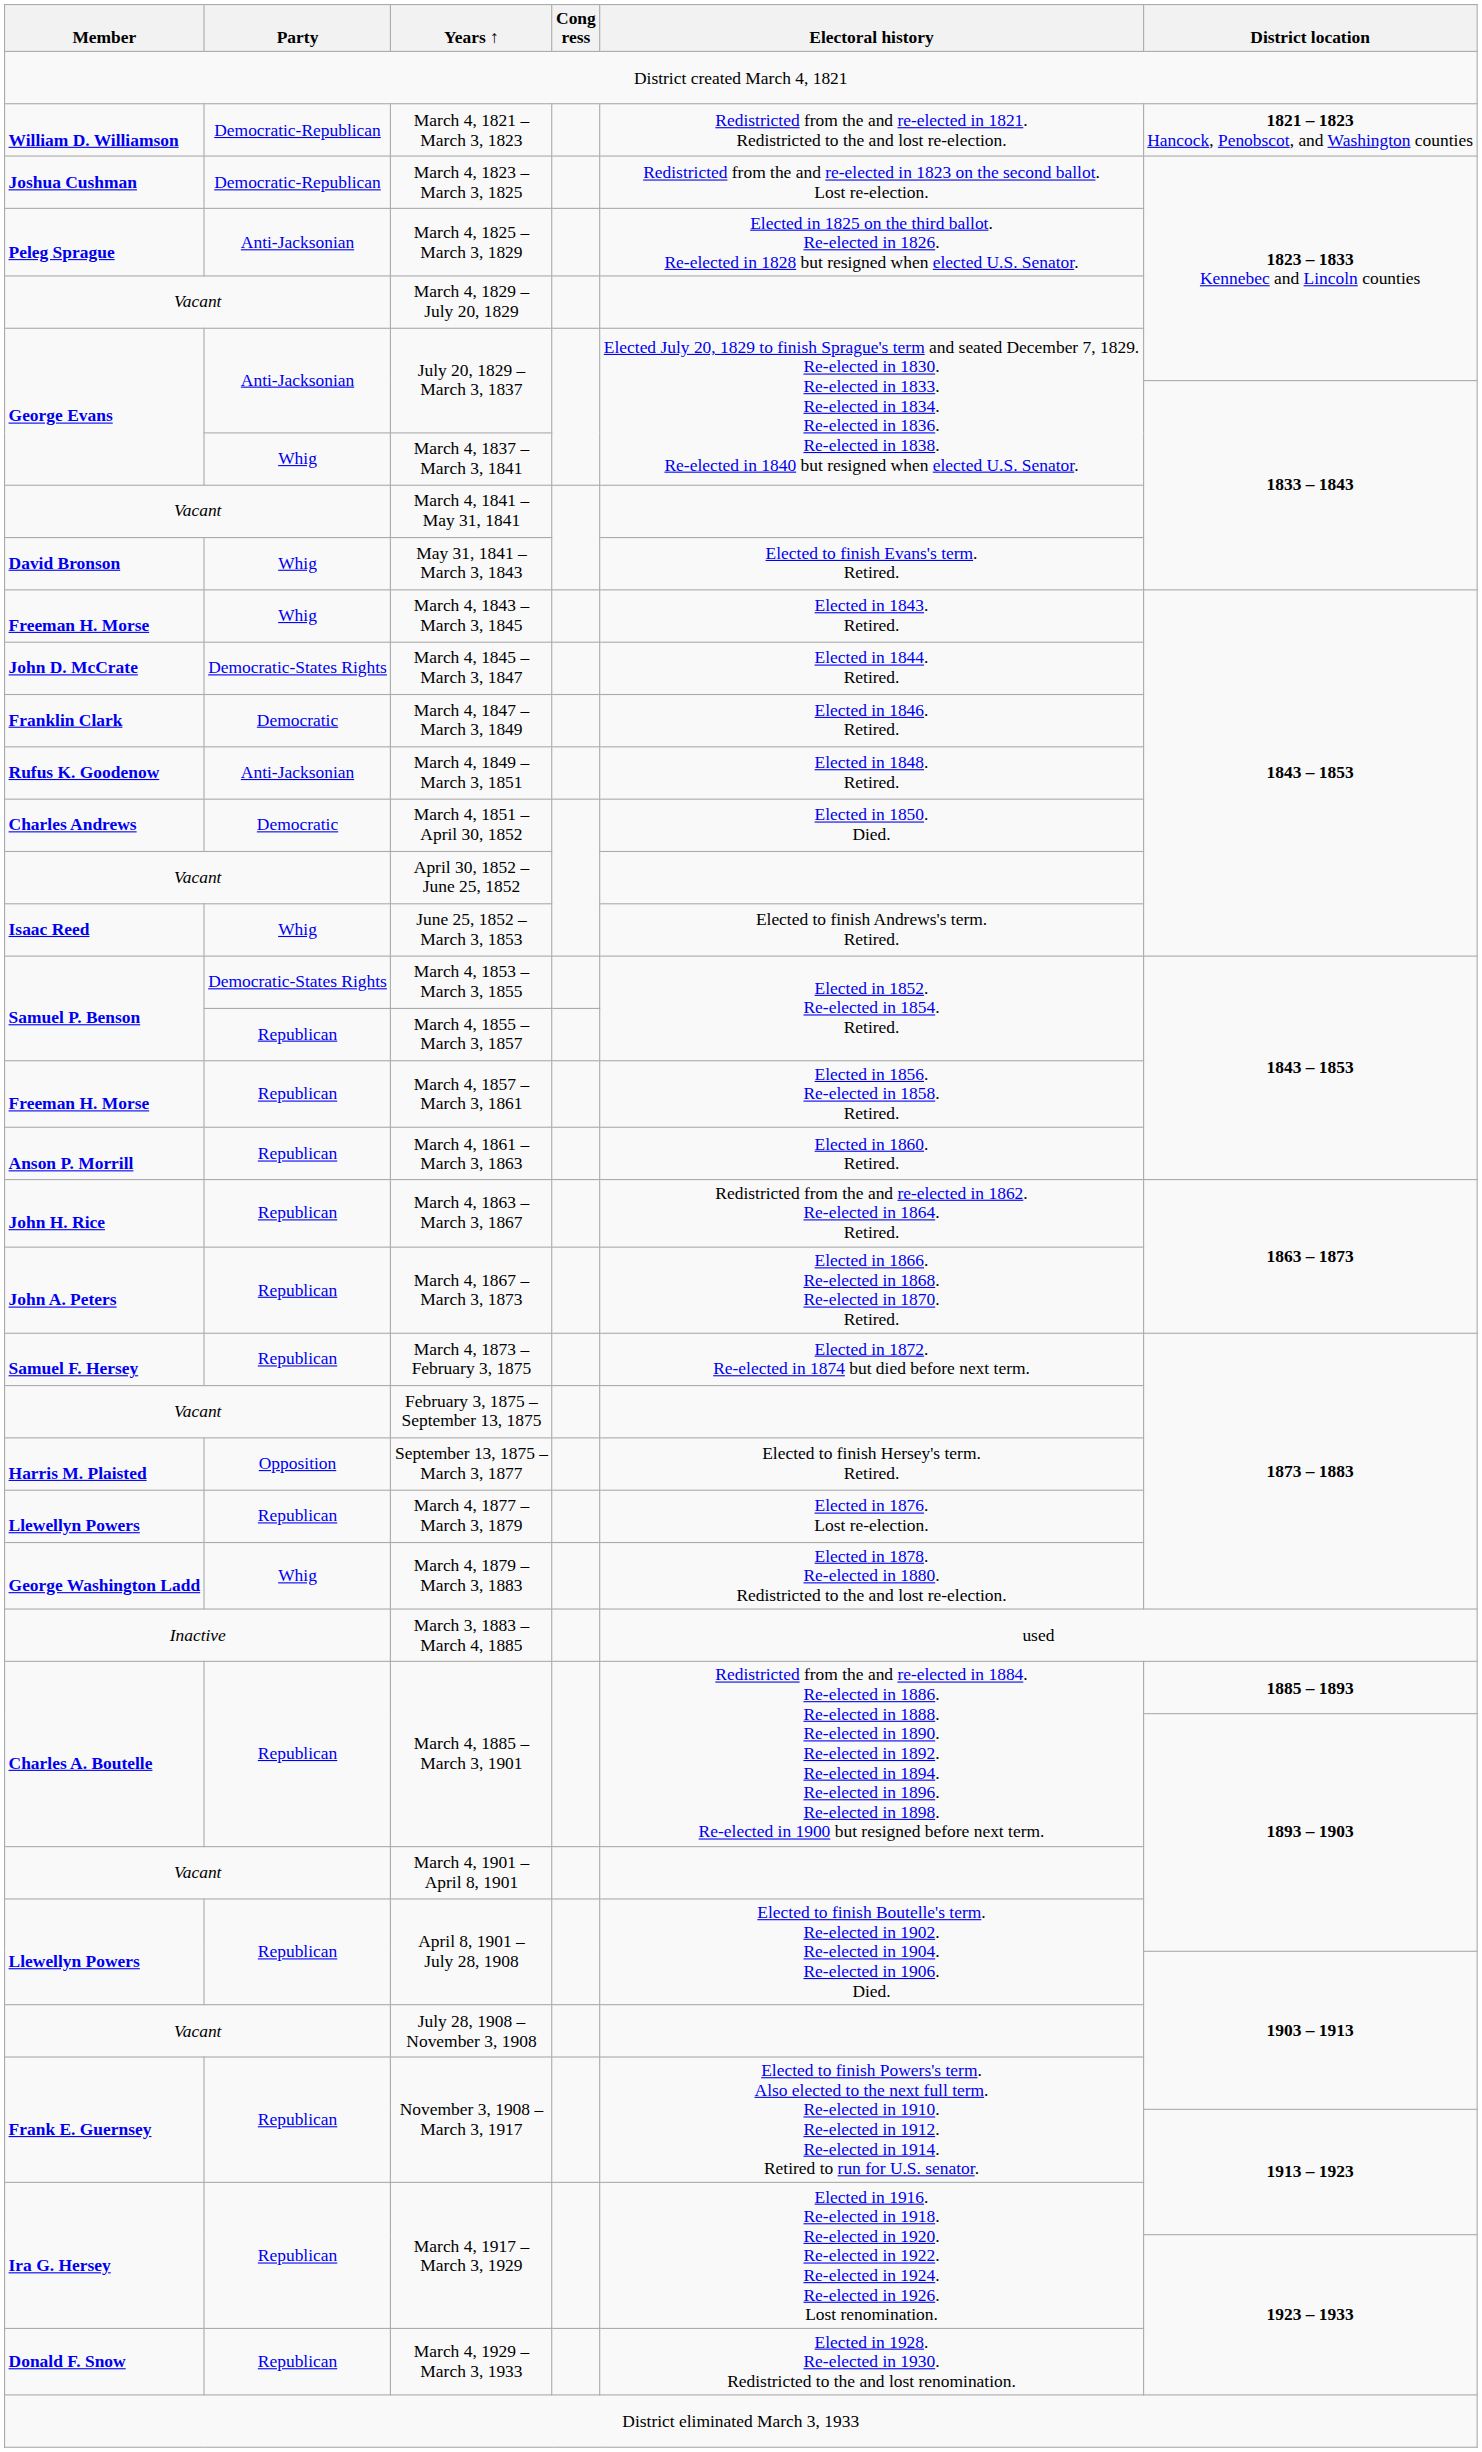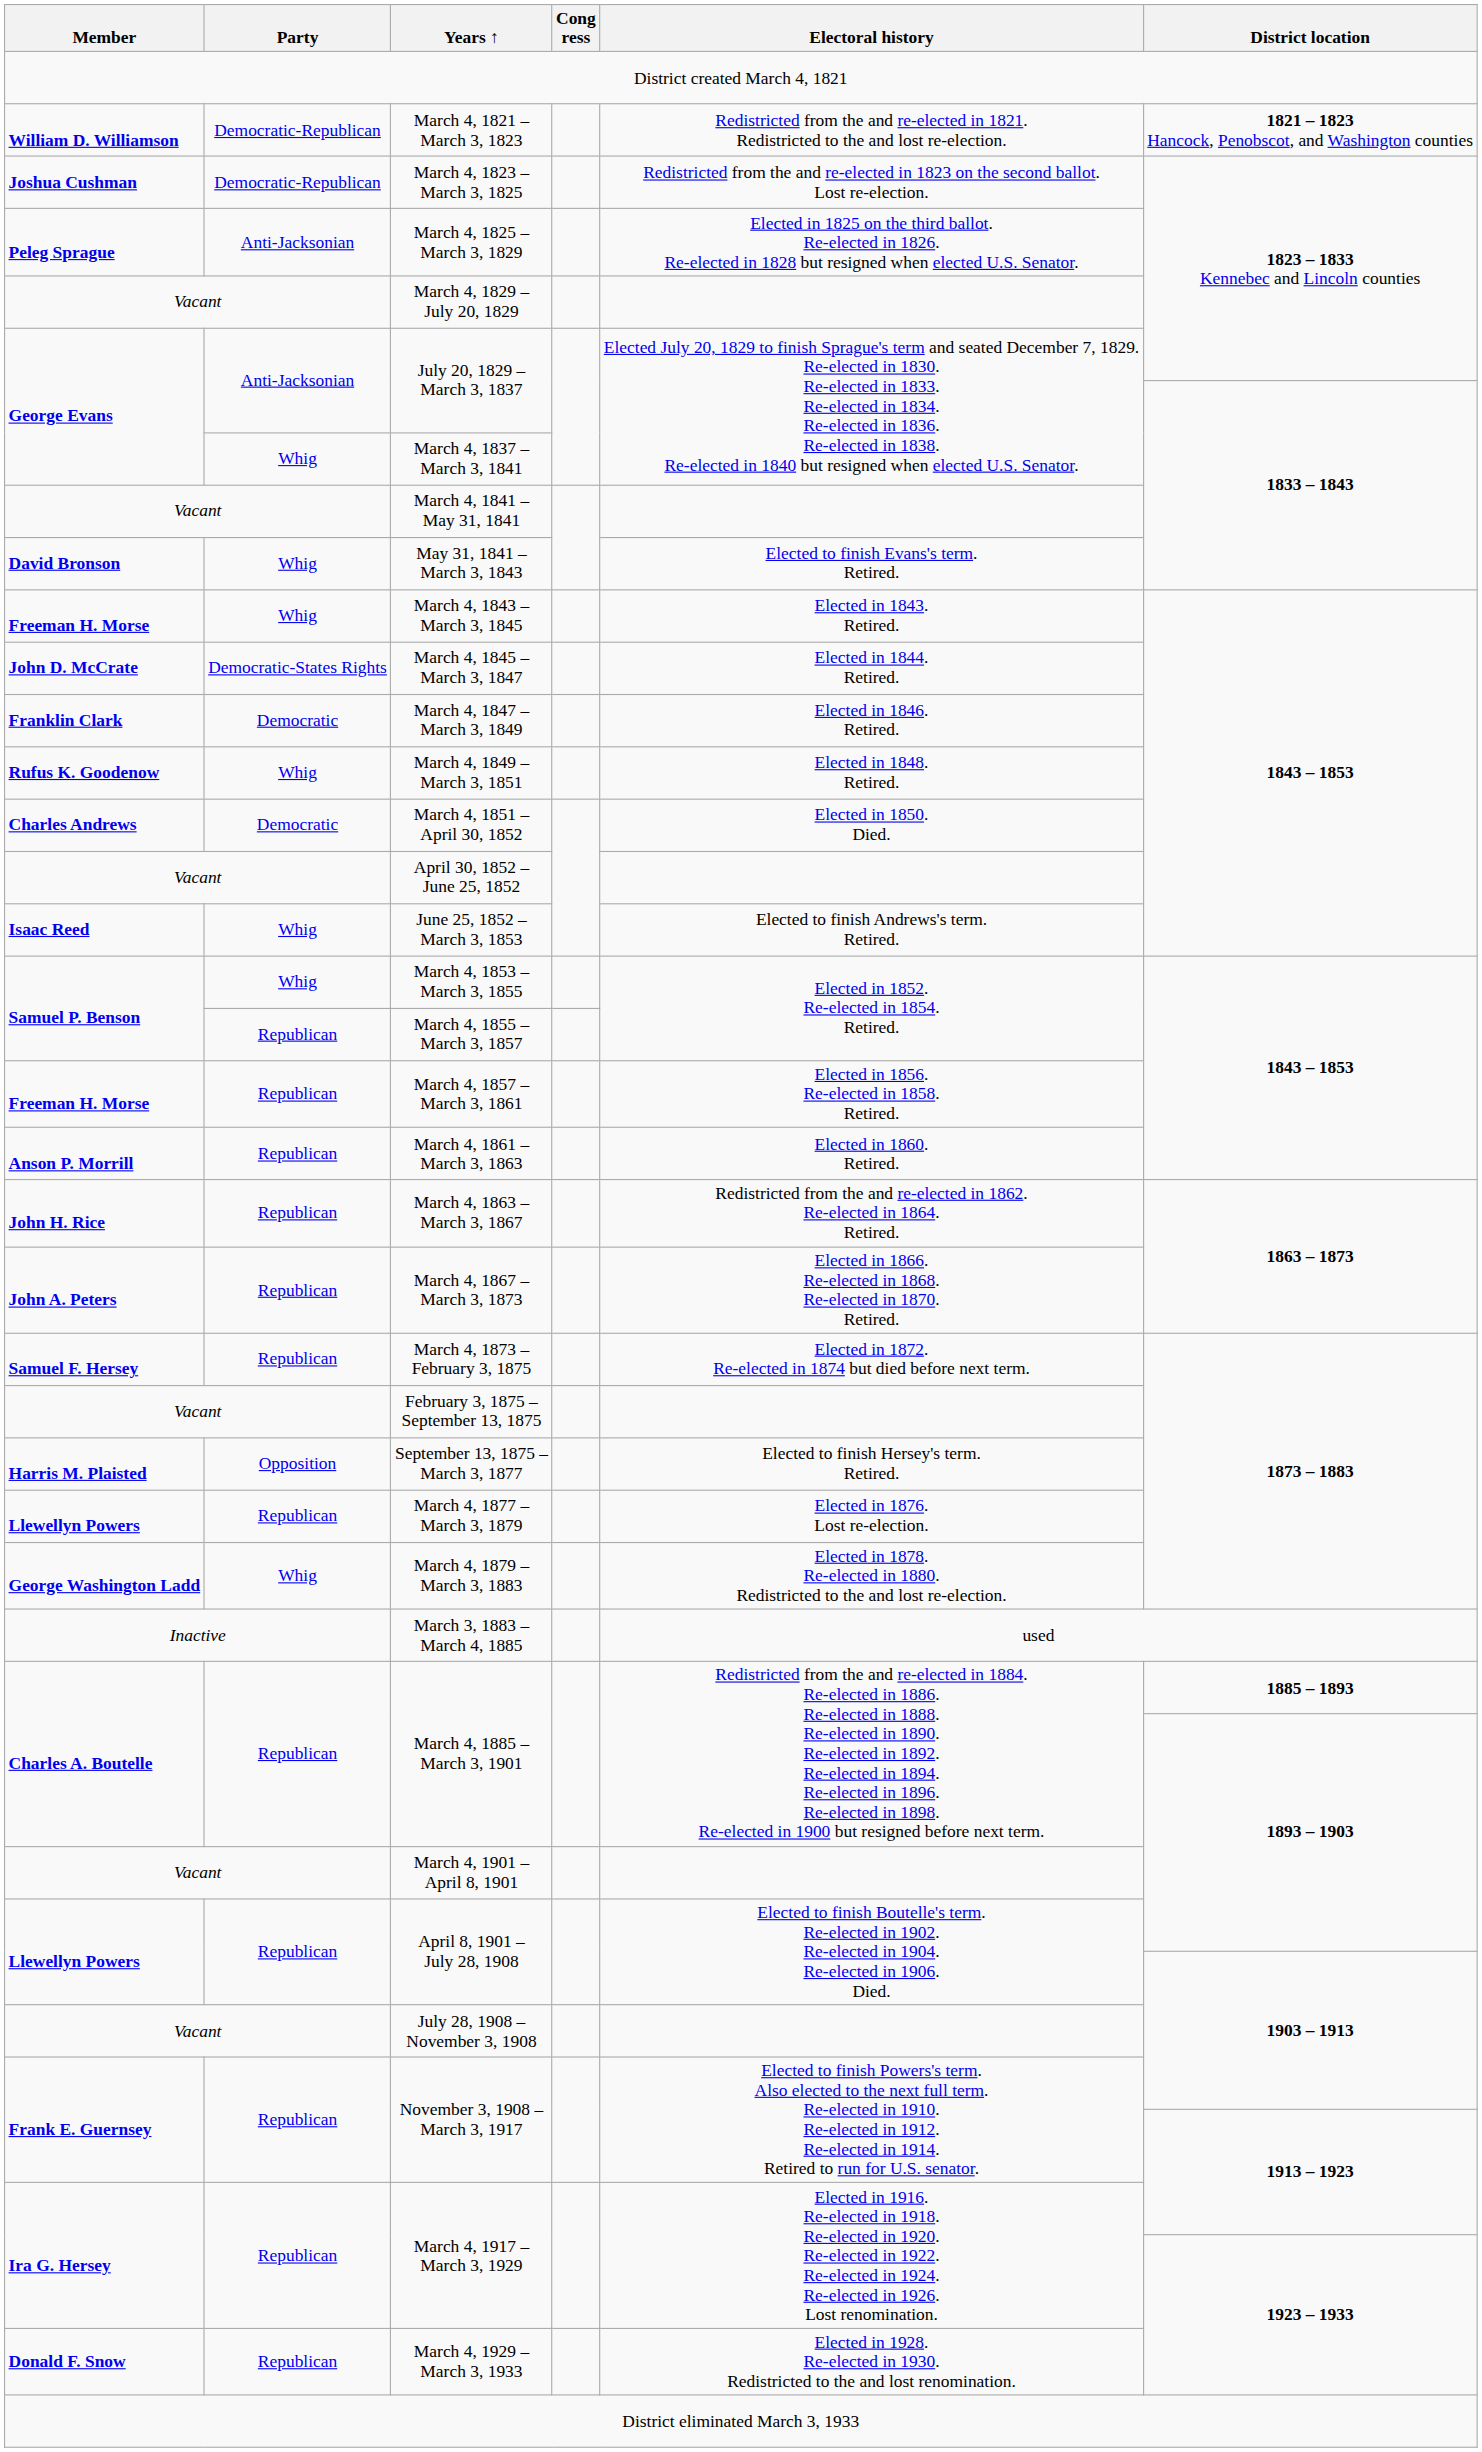(298, 772) Anti-Jacksonian -> (298, 772) Whig
(298, 981) Democratic-States Rights -> (298, 981) Whig
